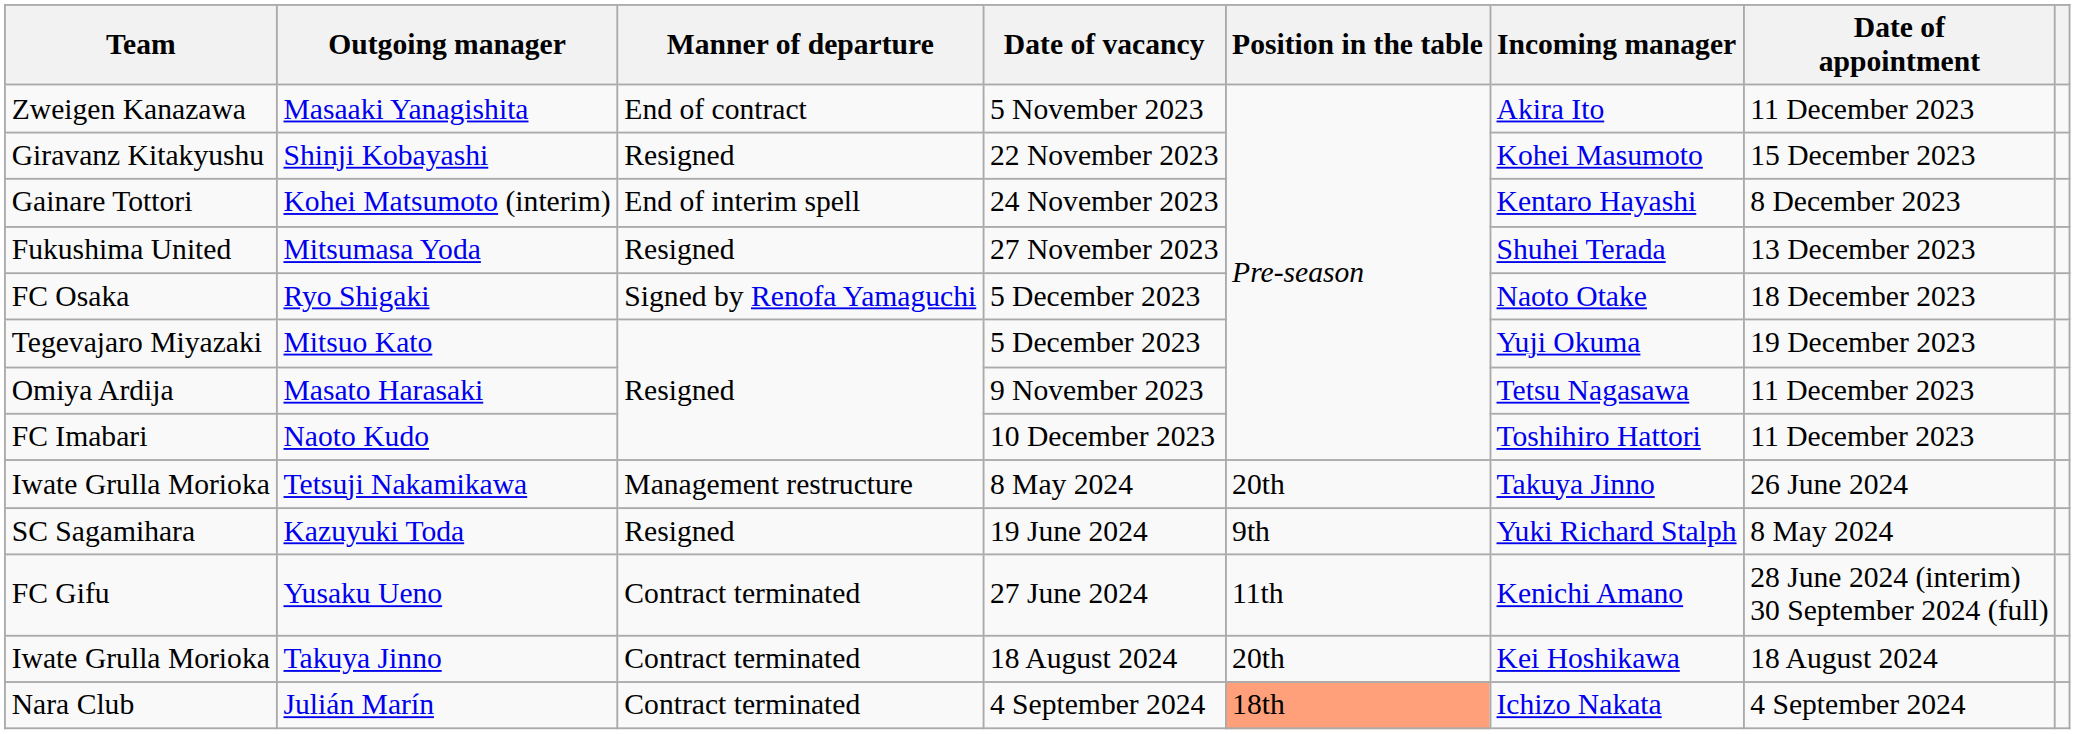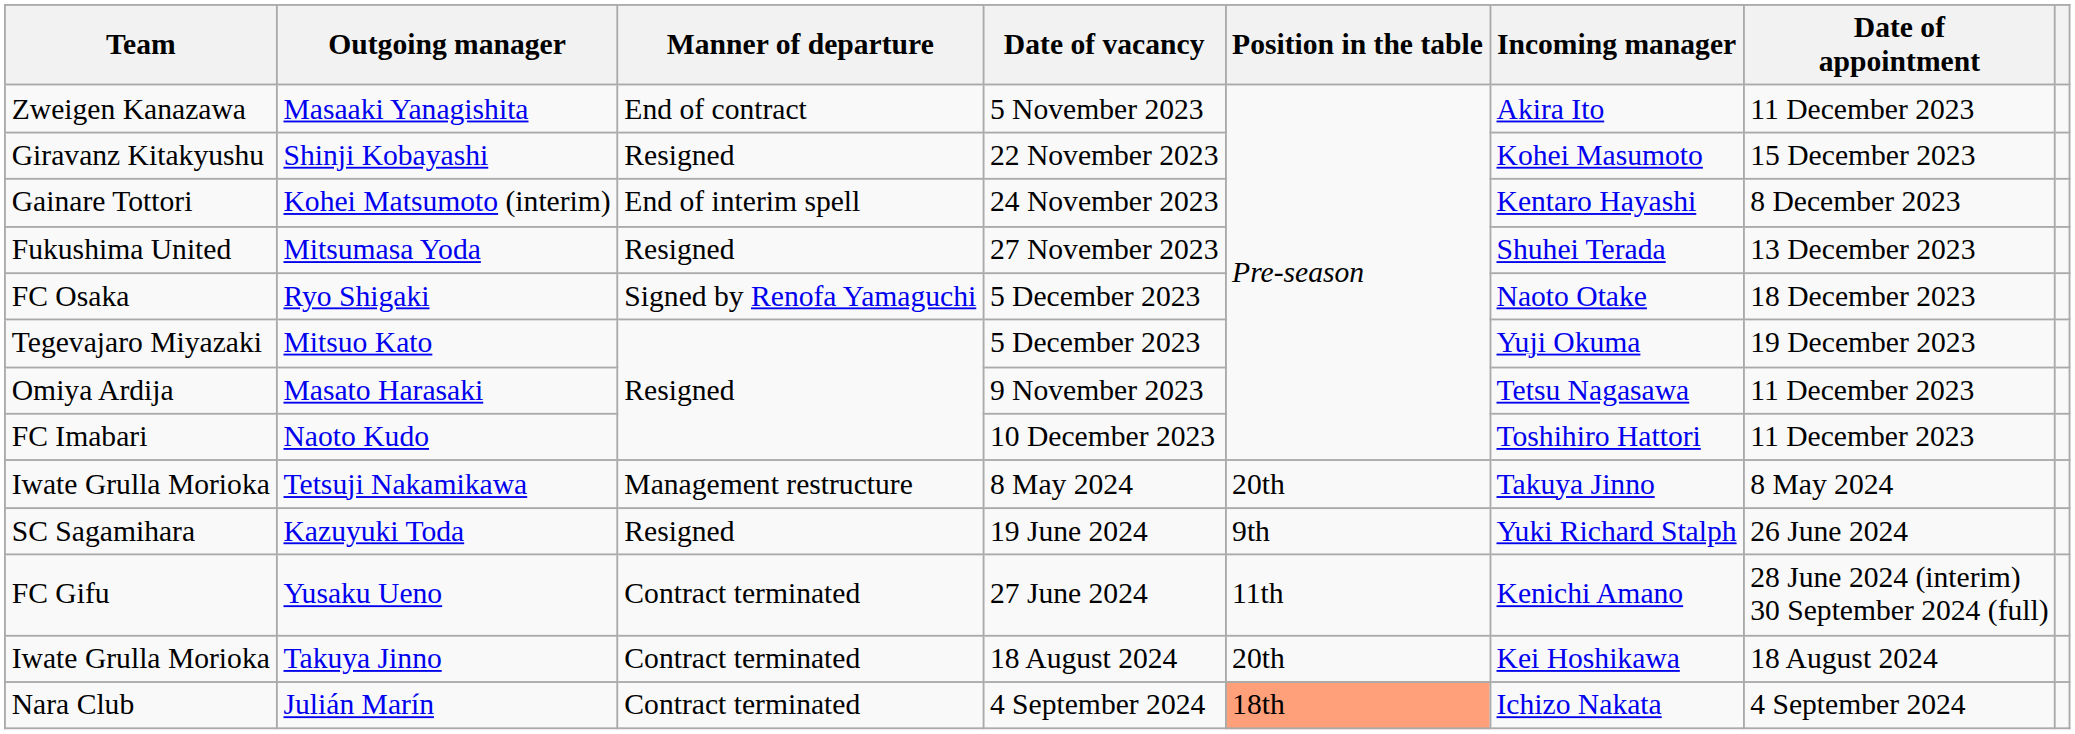(1829, 483) 26 June 2024 -> (1822, 483) 8 May 2024
(1822, 530) 8 May 2024 -> (1829, 530) 26 June 2024
